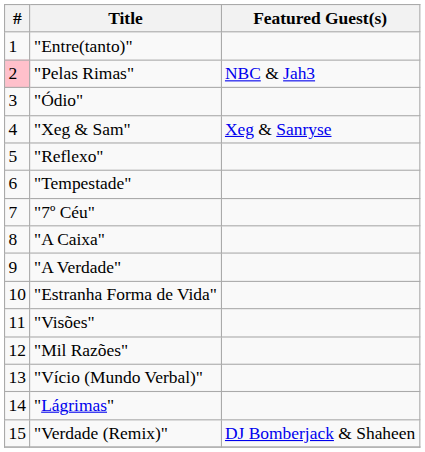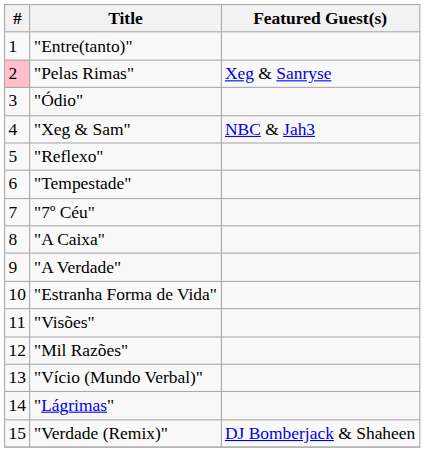(270, 73) NBC & Jah3 -> (278, 73) Xeg & Sanryse
(278, 128) Xeg & Sanryse -> (270, 128) NBC & Jah3
